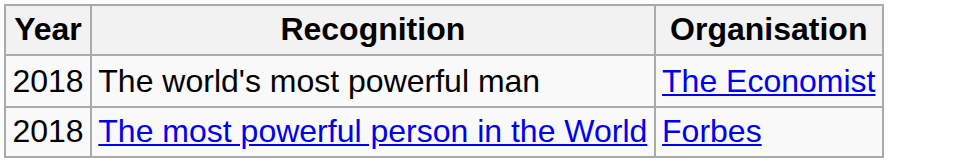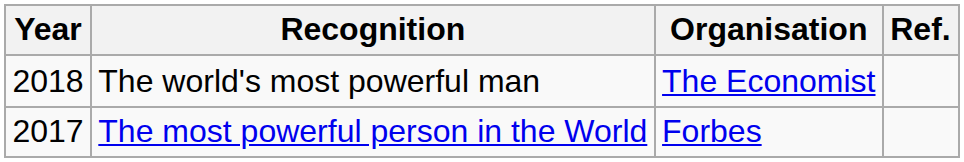+ column: (920, 29)
(48, 131) 2018 -> (48, 131) 2017
